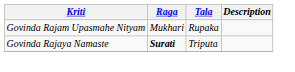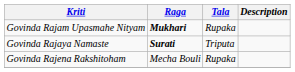(167, 28) normal -> (168, 28) bold
+ row: (66, 59)
